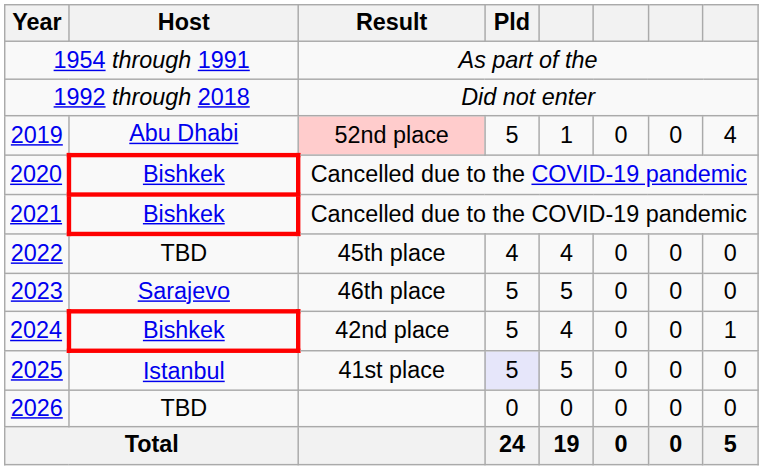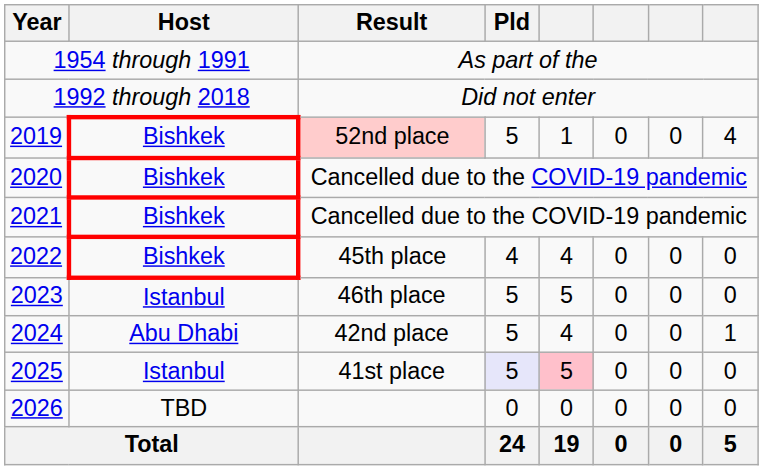(184, 134) Abu Dhabi -> (184, 137) Bishkek
(184, 254) TBD -> (184, 256) Bishkek
(184, 291) Sarajevo -> (184, 296) Istanbul
(184, 331) Bishkek -> (184, 334) Abu Dhabi
(567, 370) no background -> (567, 371) pink background
